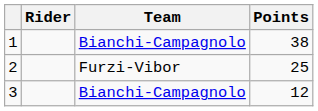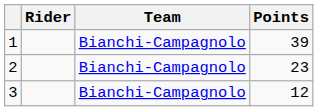(300, 42) 38 -> (300, 42) 39
(130, 68) Furzi-Vibor -> (162, 68) Bianchi-Campagnolo
(300, 68) 25 -> (300, 68) 23
